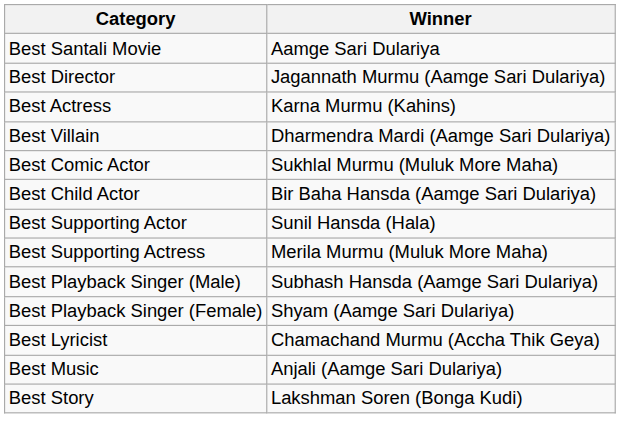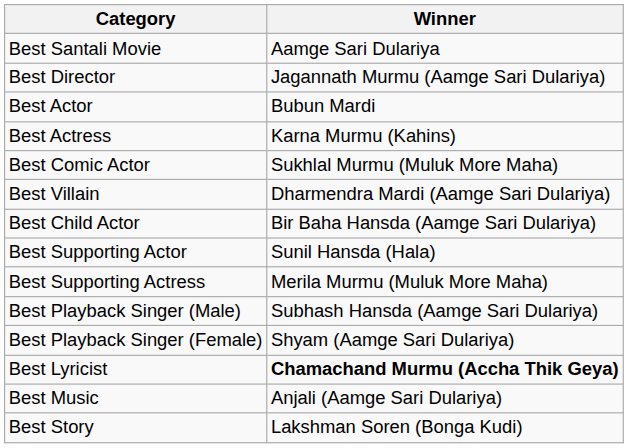+ row: (51, 106)
rows swapped: (54, 135) <-> (79, 164)
(435, 340) normal -> (445, 369) bold
